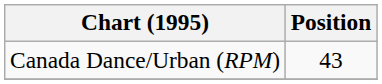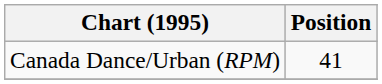(331, 60) 43 -> (331, 60) 41
